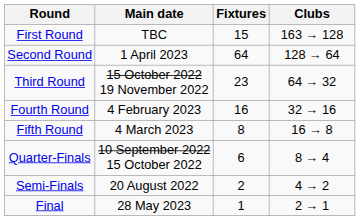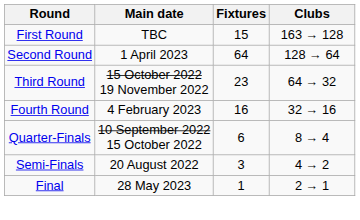- row: (50, 130)
(241, 185) 2 -> (241, 165) 3
